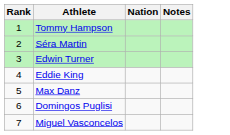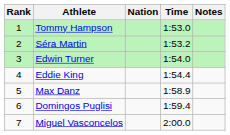+ column: (177, 12)
